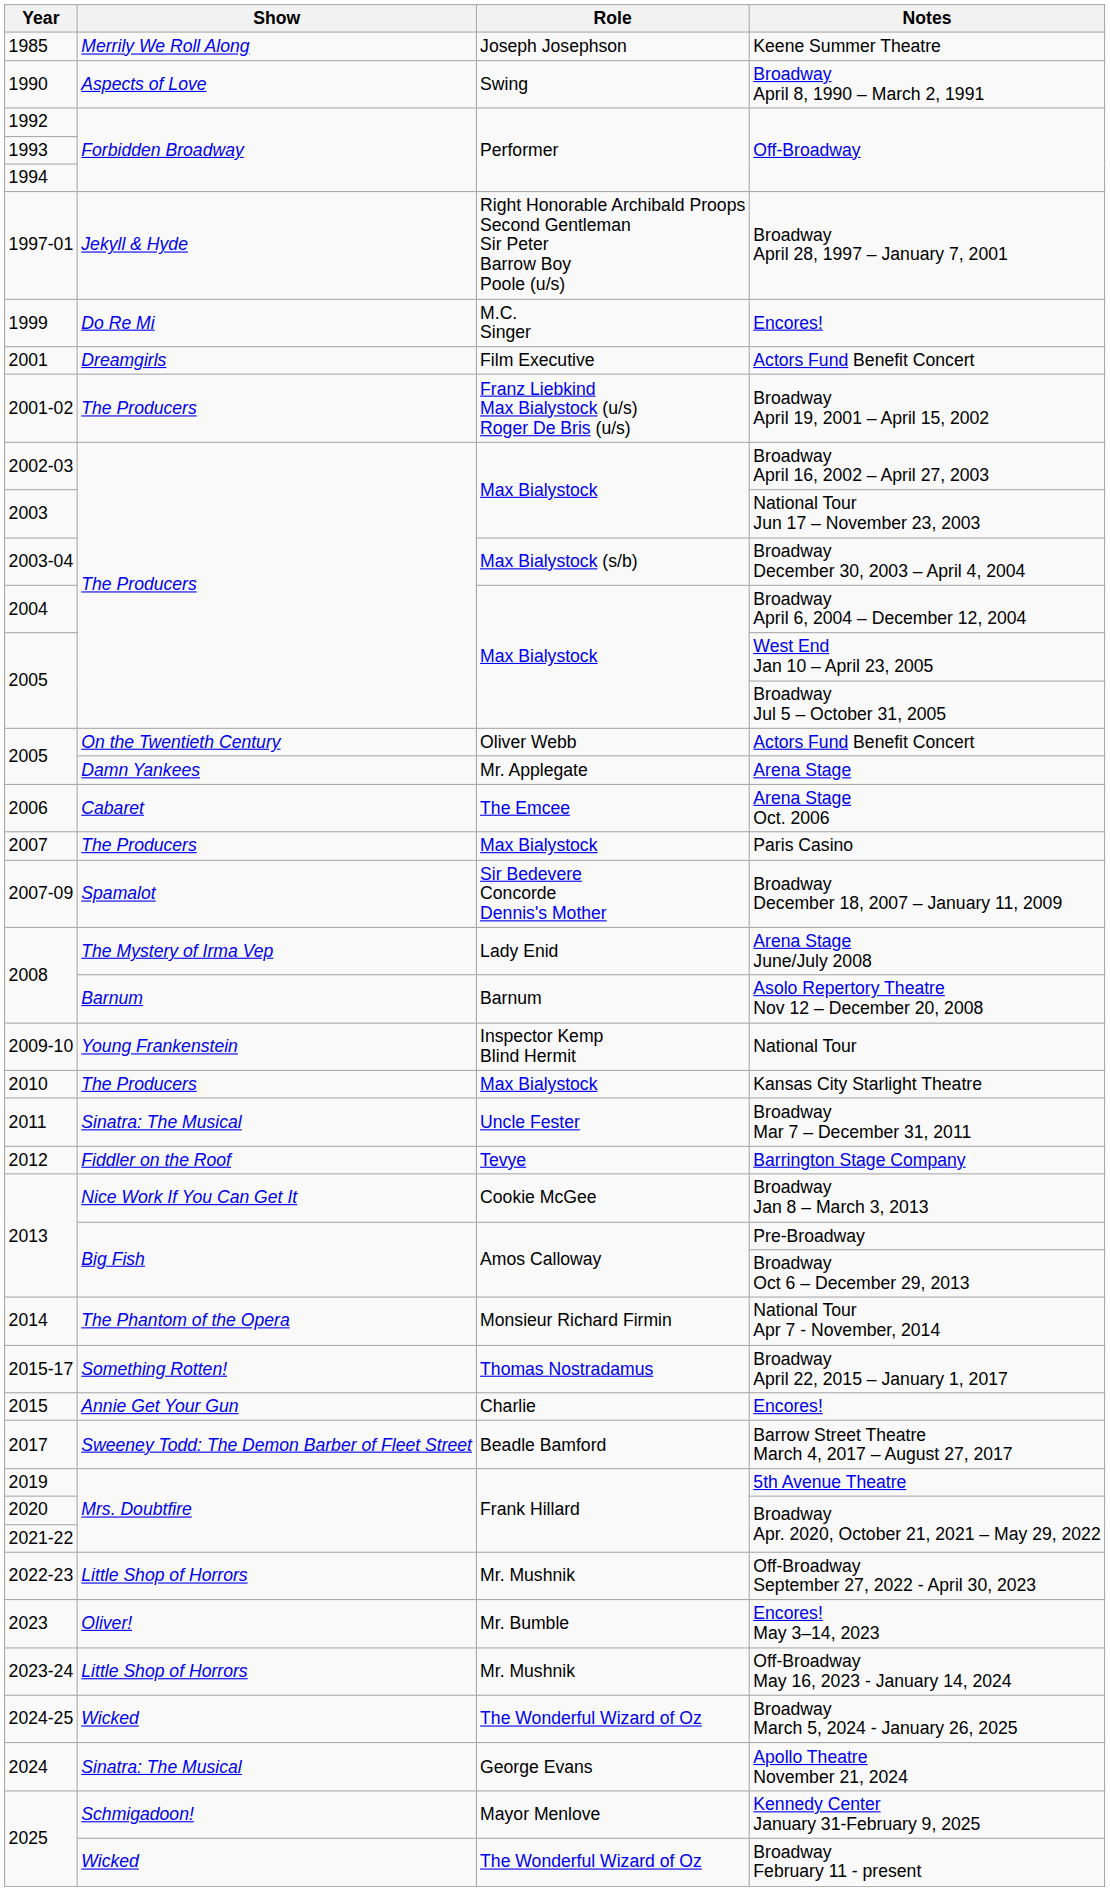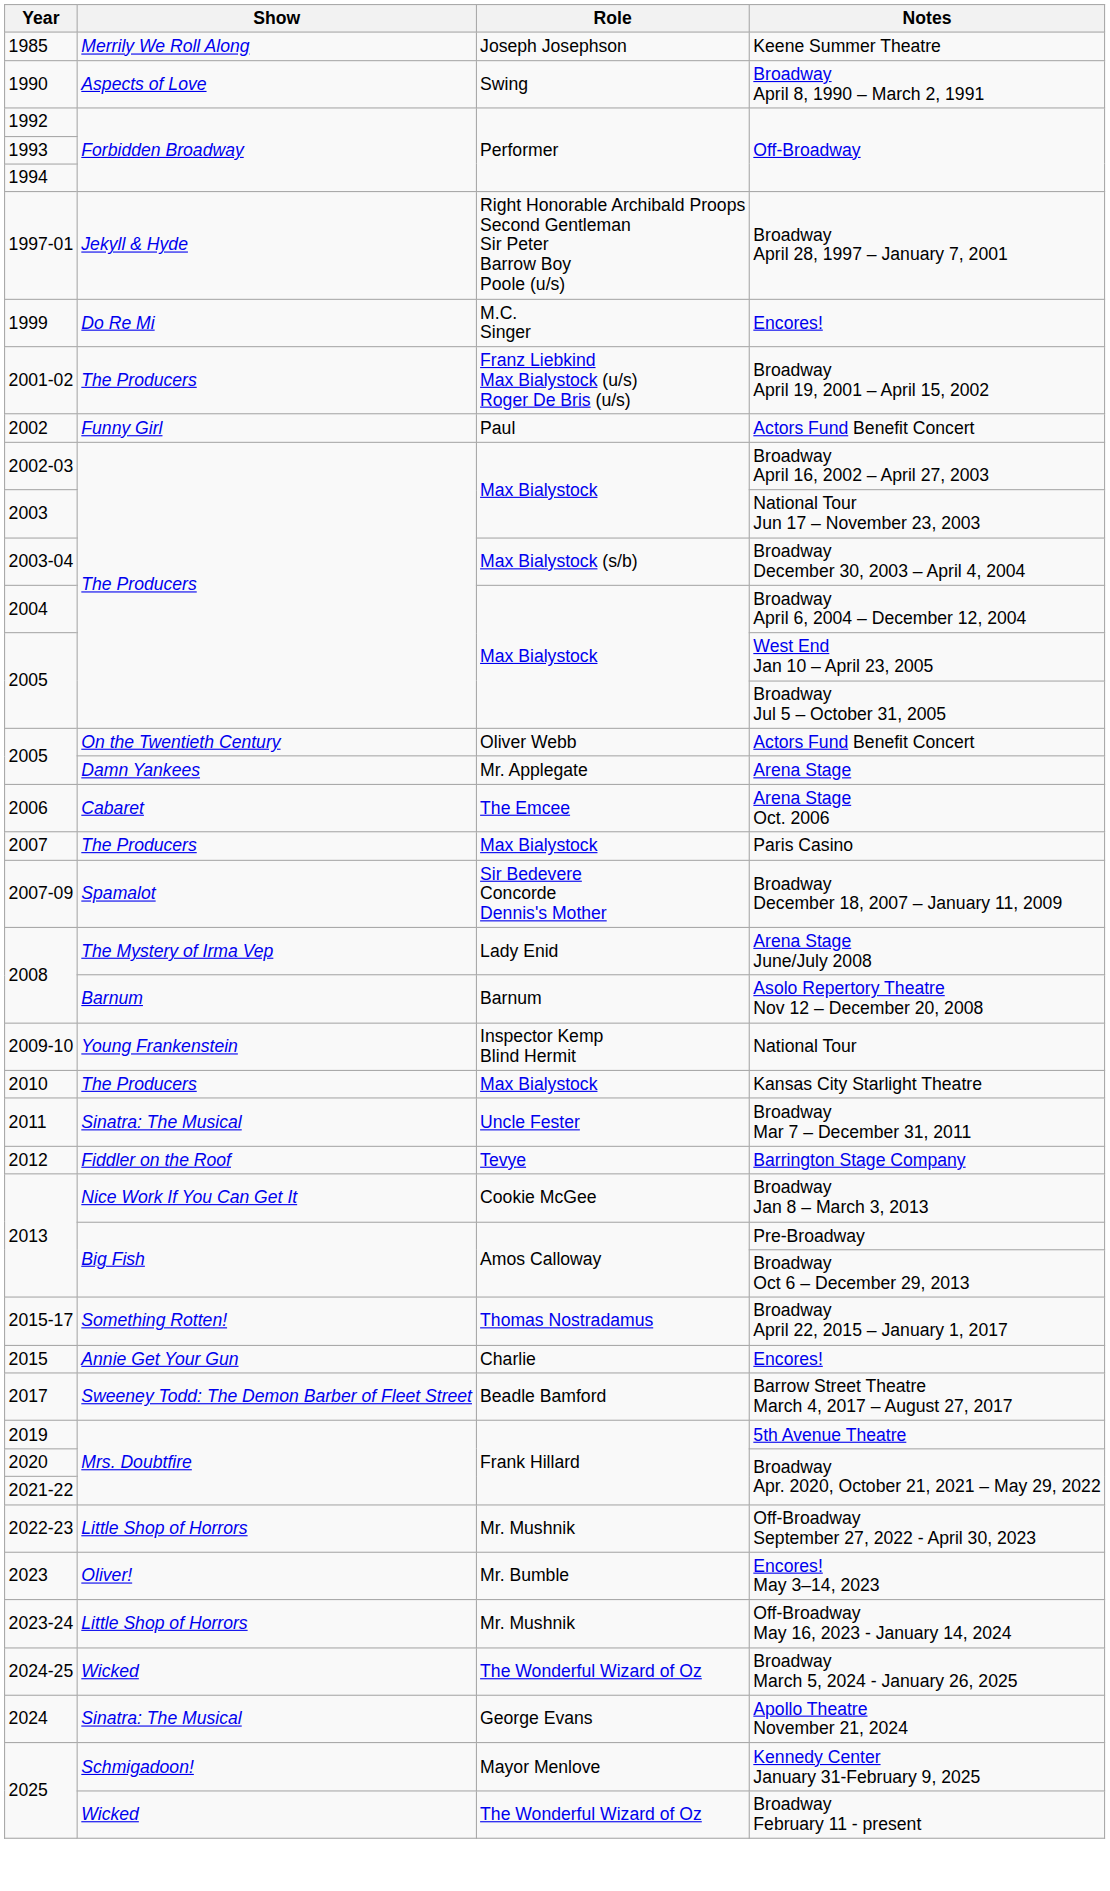- row: (28, 360)
+ row: (28, 428)
- row: (28, 1321)
